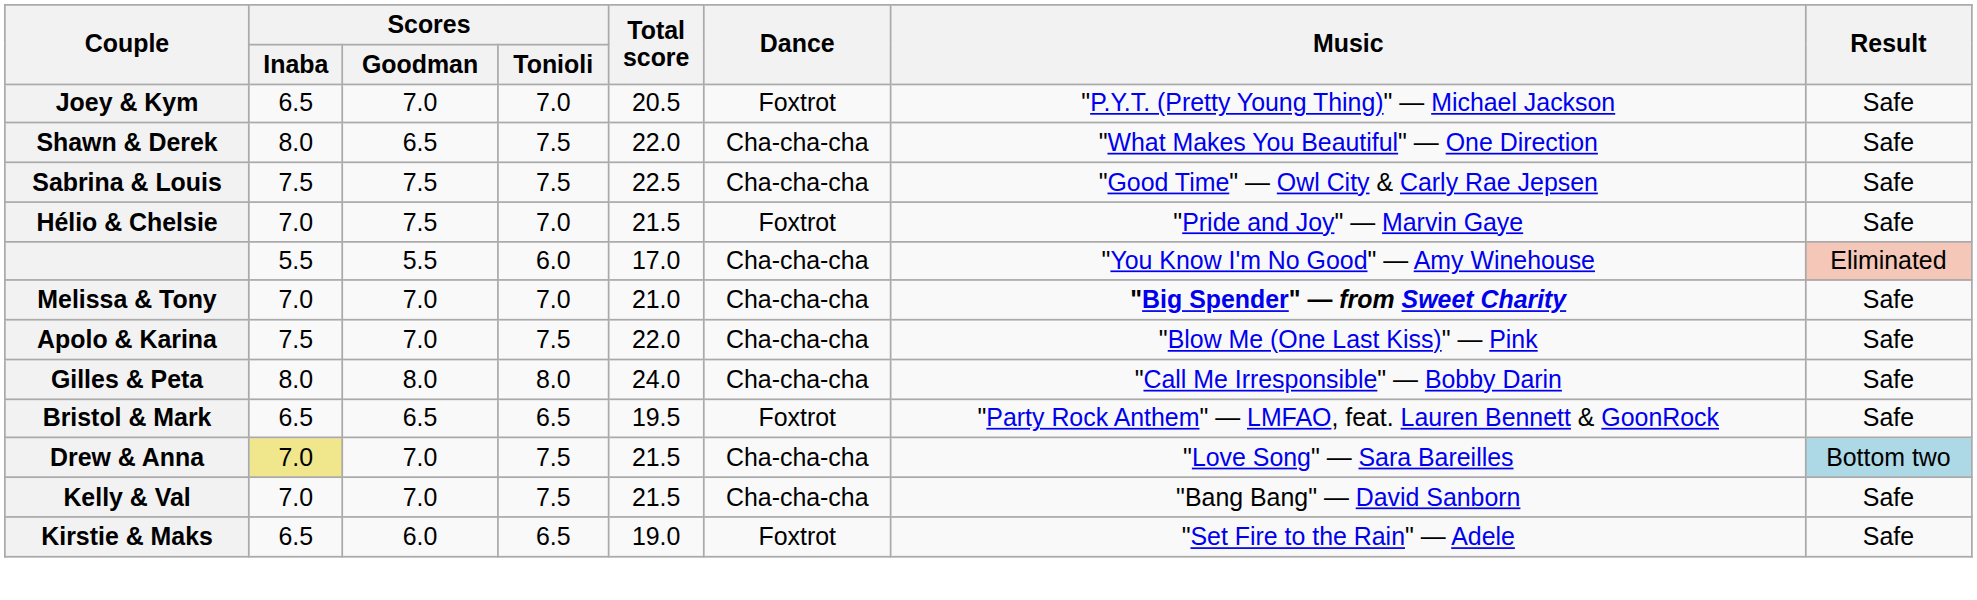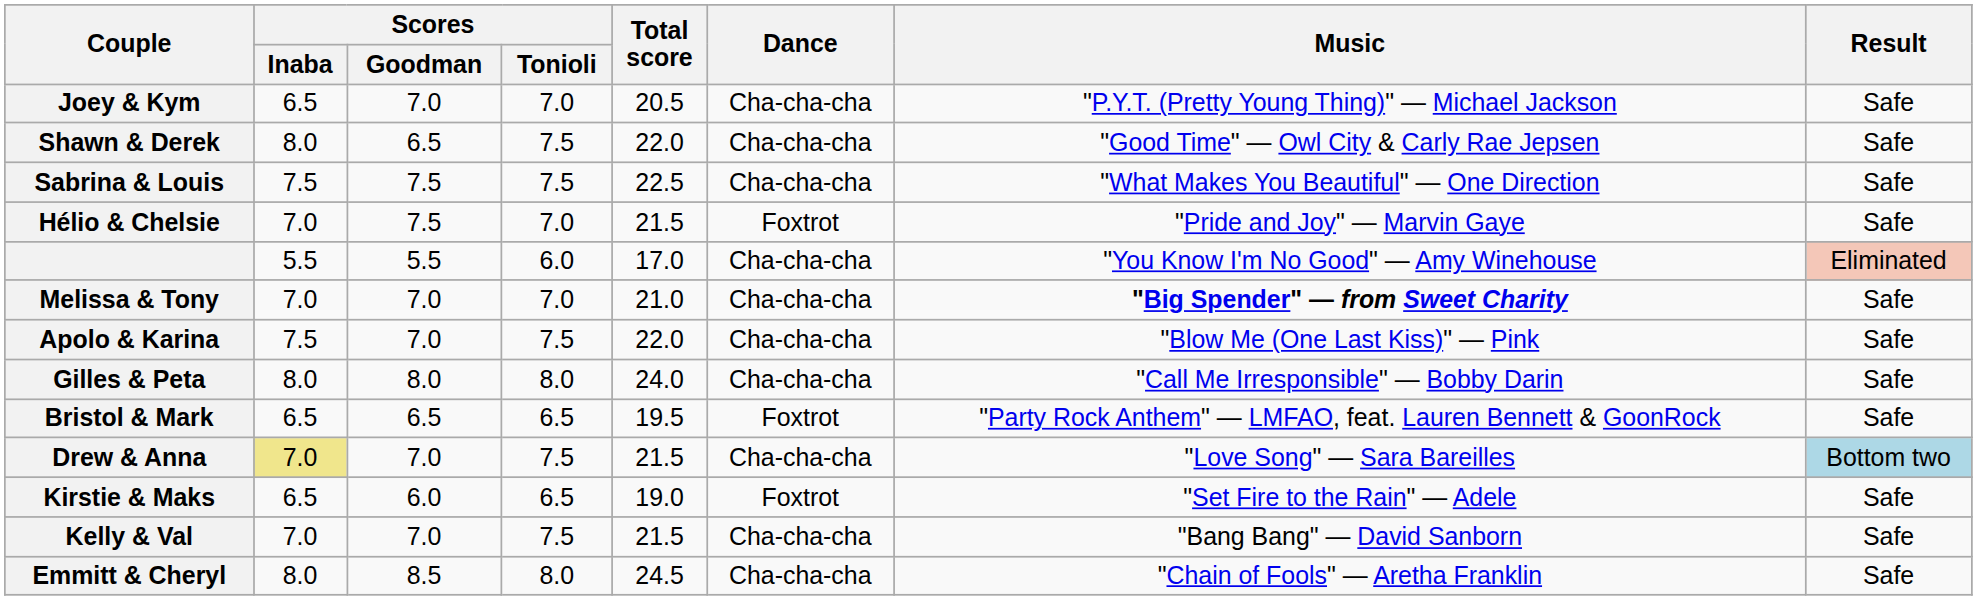(797, 104) Foxtrot -> (800, 104) Cha-cha-cha
(1348, 143) "What Makes You Beautiful" — One Direction -> (1350, 143) "Good Time" — Owl City & Carly Rae Jepsen
(1348, 182) "Good Time" — Owl City & Carly Rae Jepsen -> (1350, 182) "What Makes You Beautiful" — One Direction
rows swapped: (127, 497) <-> (127, 537)
+ row: (129, 576)
